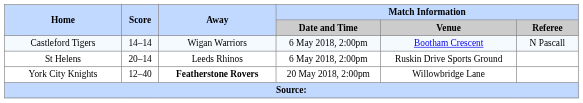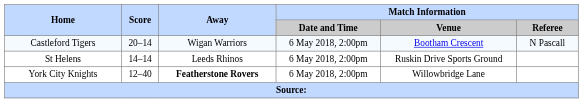(140, 43) 14–14 -> (140, 43) 20–14
(140, 59) 20–14 -> (140, 59) 14–14
(328, 74) 20 May 2018, 2:00pm -> (328, 74) 6 May 2018, 2:00pm
